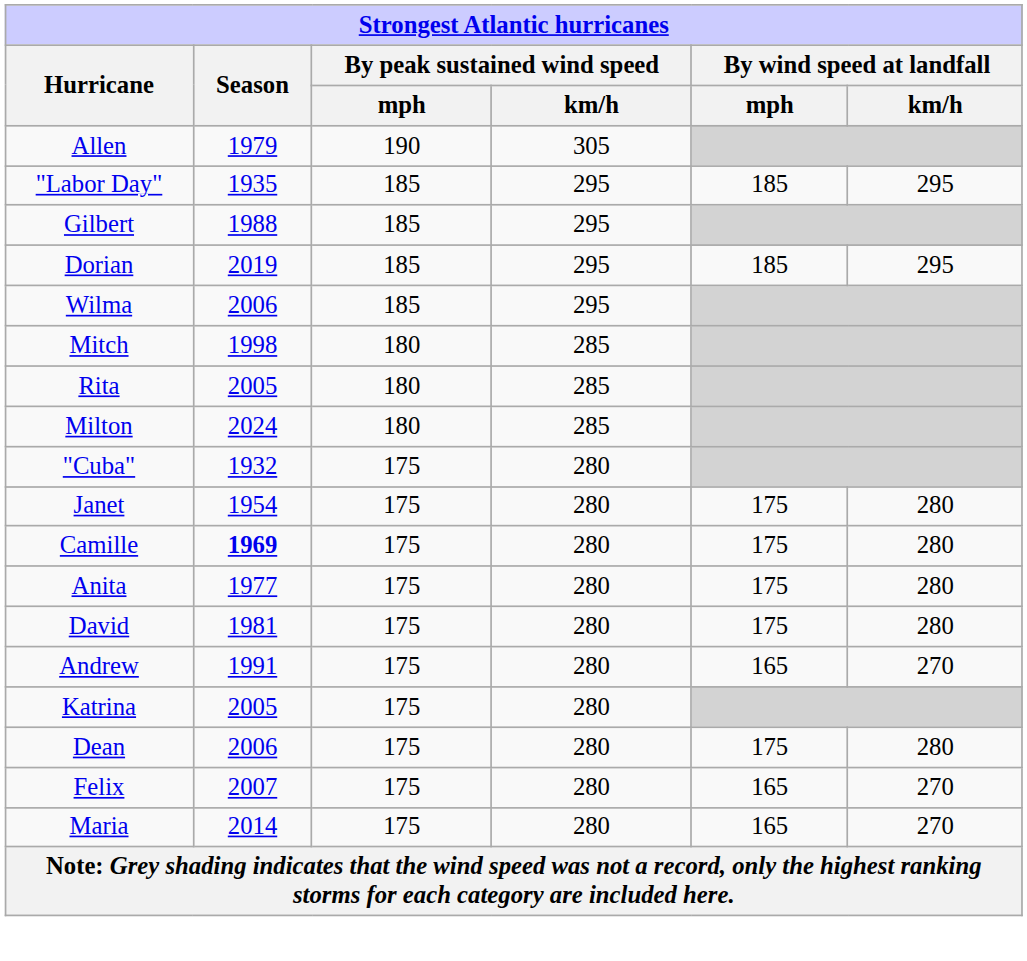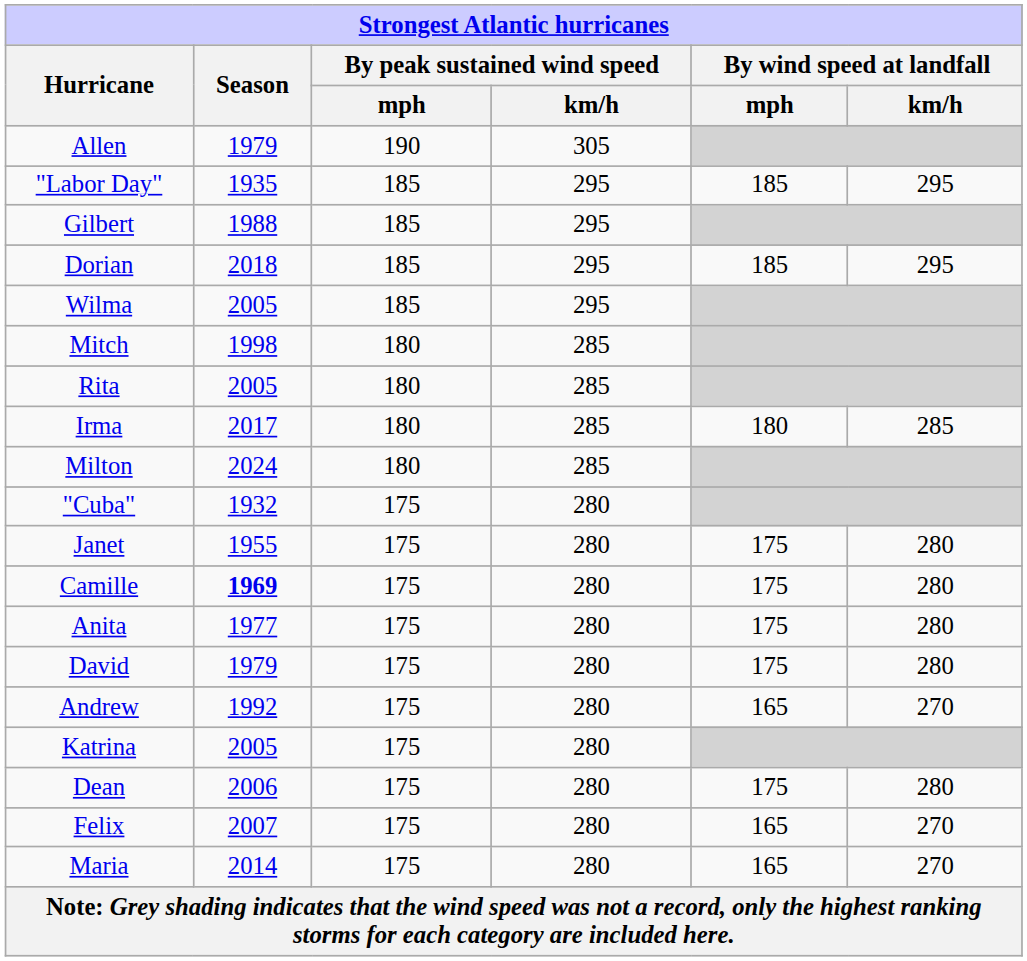(253, 265) 2019 -> (253, 265) 2018
(253, 305) 2006 -> (253, 305) 2005
+ row: (99, 425)
(253, 505) 1954 -> (253, 545) 1955
(253, 626) 1981 -> (253, 666) 1979
(253, 666) 1991 -> (253, 706) 1992
